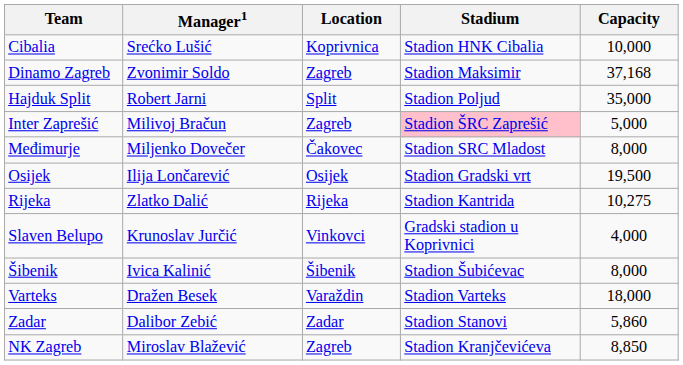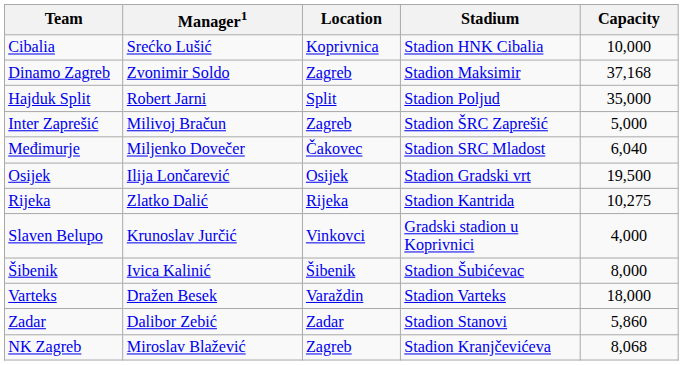(476, 124) pink background -> (476, 124) no background
(629, 149) 8,000 -> (629, 149) 6,040
(629, 347) 8,850 -> (629, 347) 8,068
